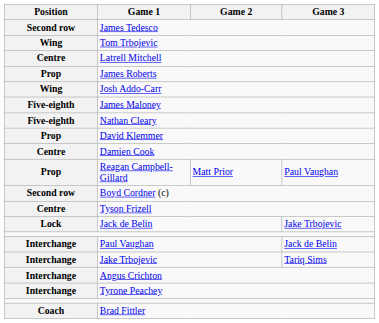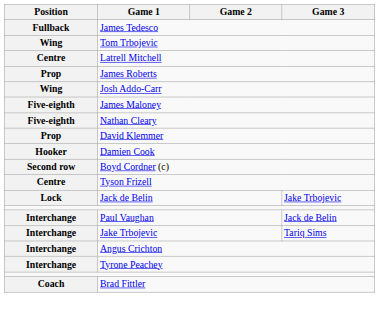(51, 27) Second row -> (51, 27) Fullback
(51, 151) Centre -> (51, 151) Hooker
- row: (136, 172)
